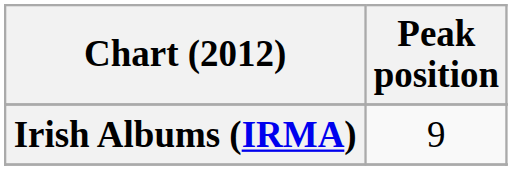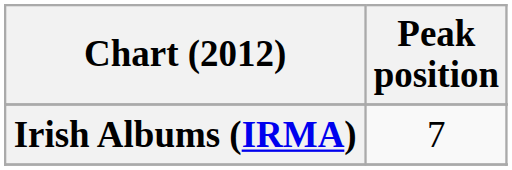(436, 134) 9 -> (436, 134) 7
